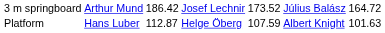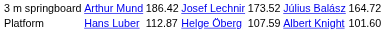(365, 23) 101.63 -> (365, 23) 101.60
